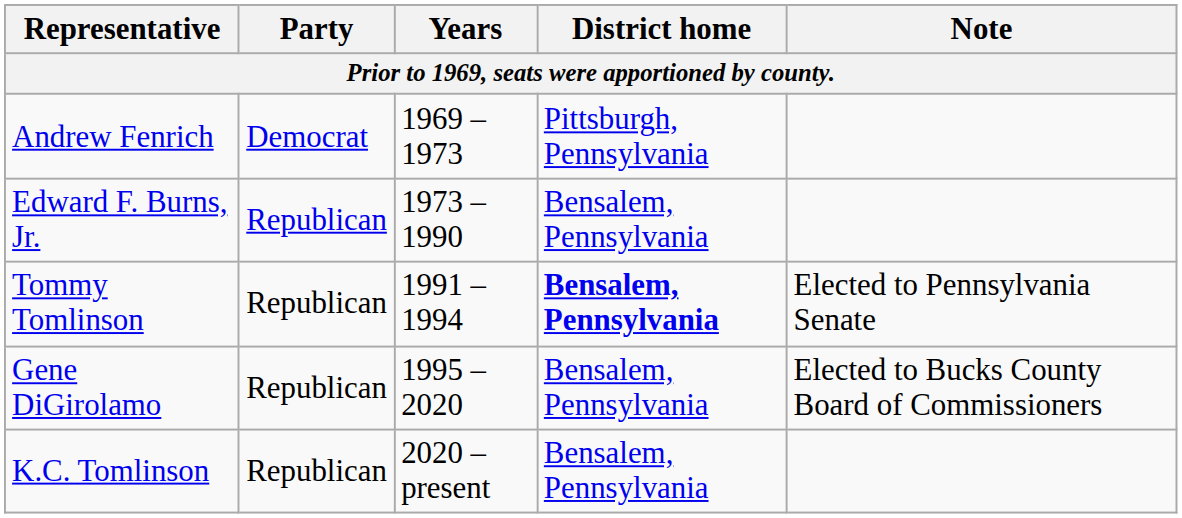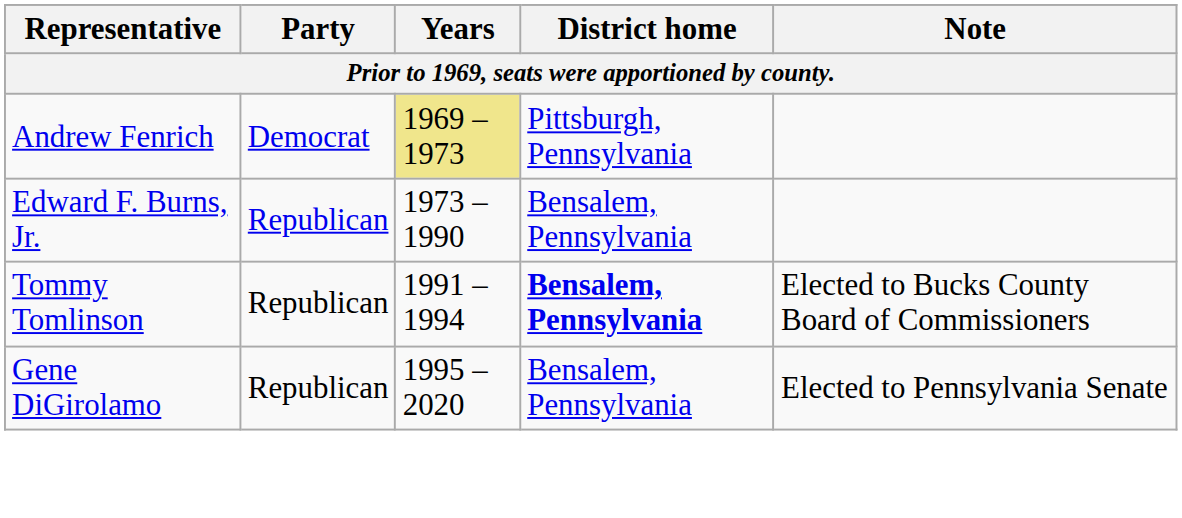(444, 136) no background -> (445, 136) khaki background
(942, 303) Elected to Pennsylvania Senate -> (935, 303) Elected to Bucks County Board of Commissioners
(948, 387) Elected to Bucks County Board of Commissioners -> (974, 387) Elected to Pennsylvania Senate
- row: (111, 470)
